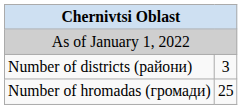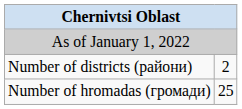(226, 66) 3 -> (226, 66) 2
